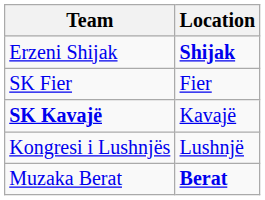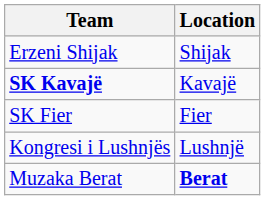(207, 52) bold -> (205, 52) normal
rows swapped: (41, 83) <-> (56, 115)
